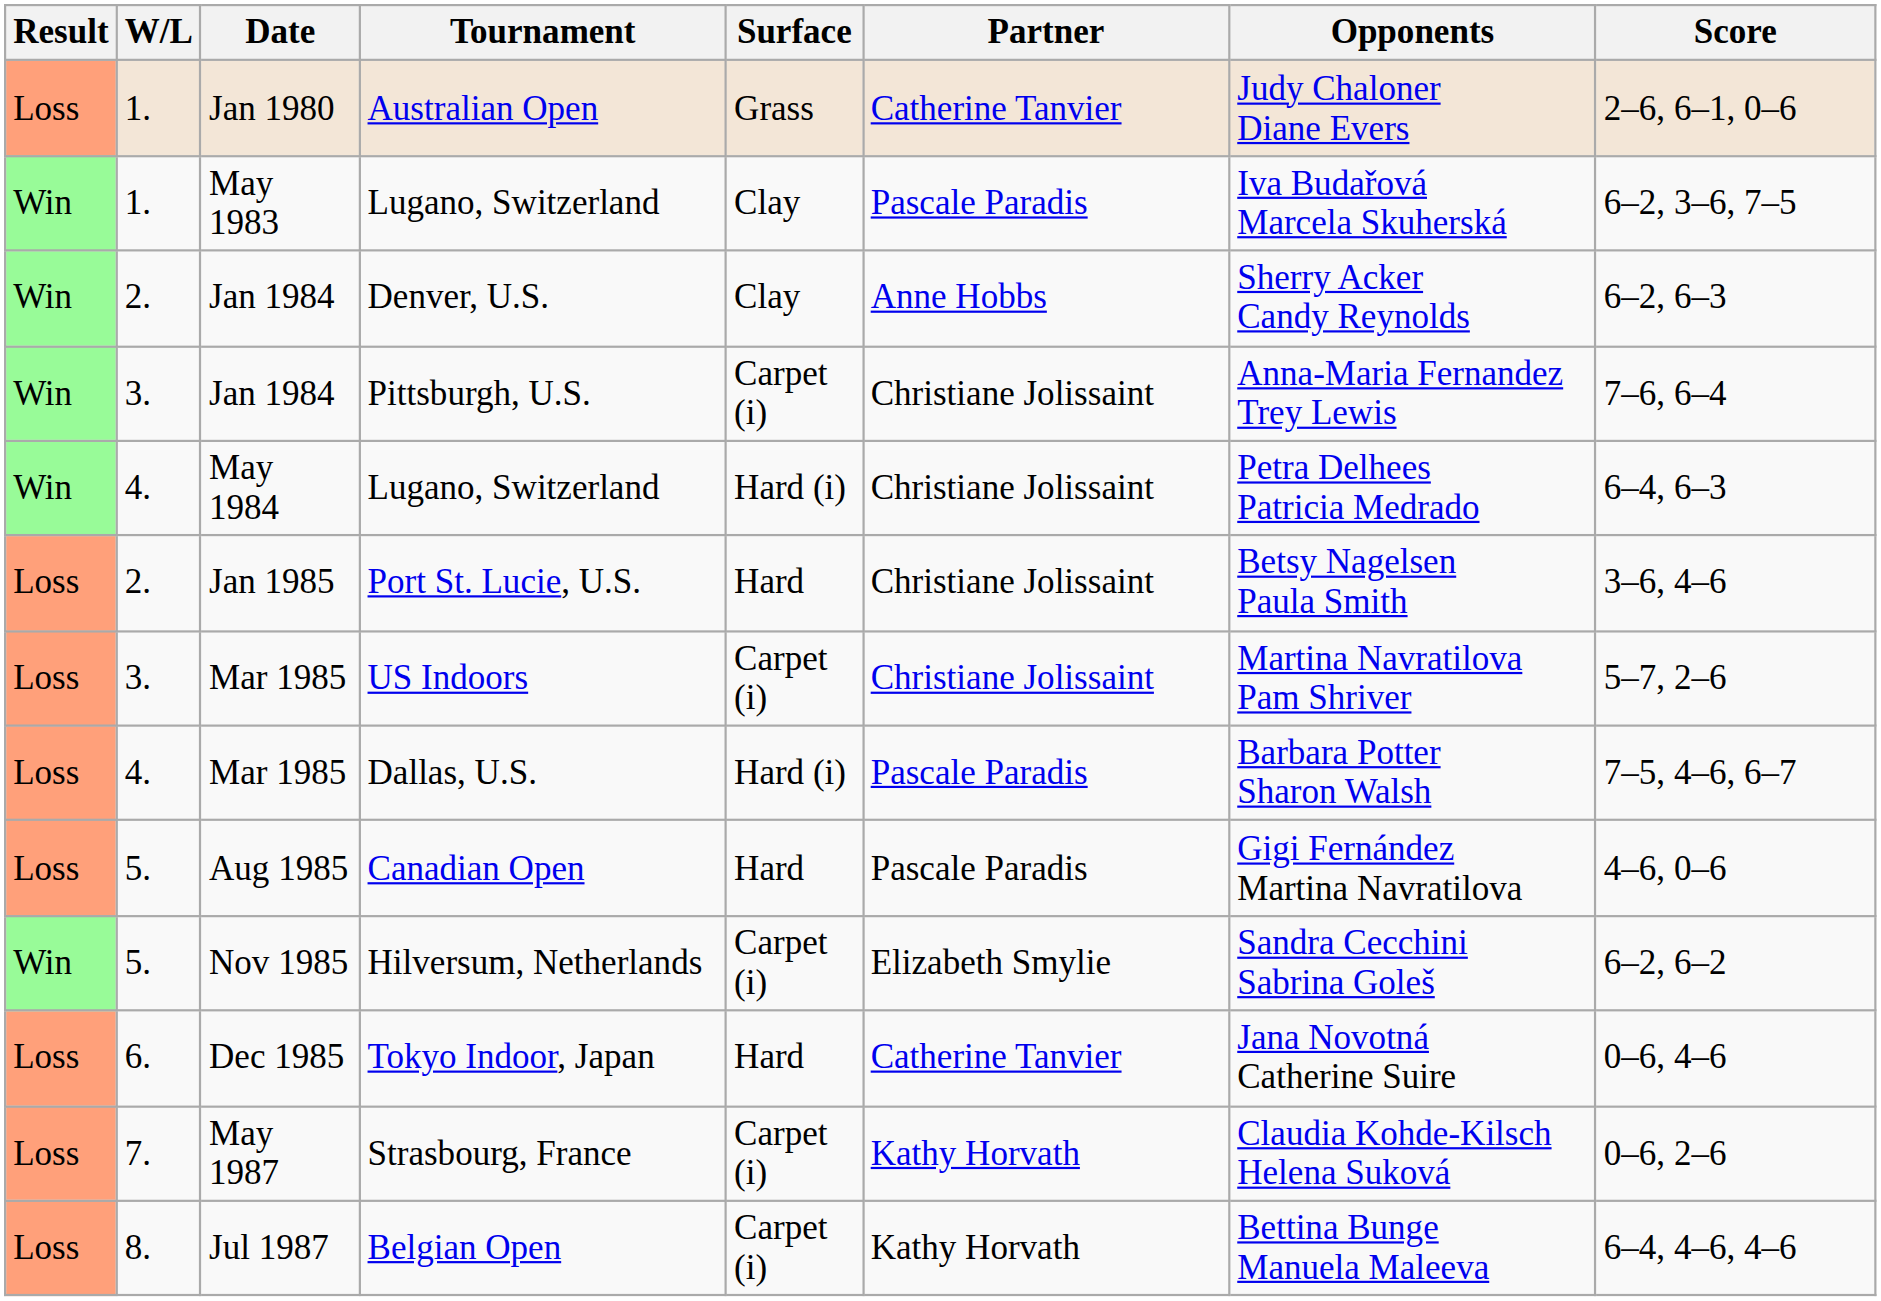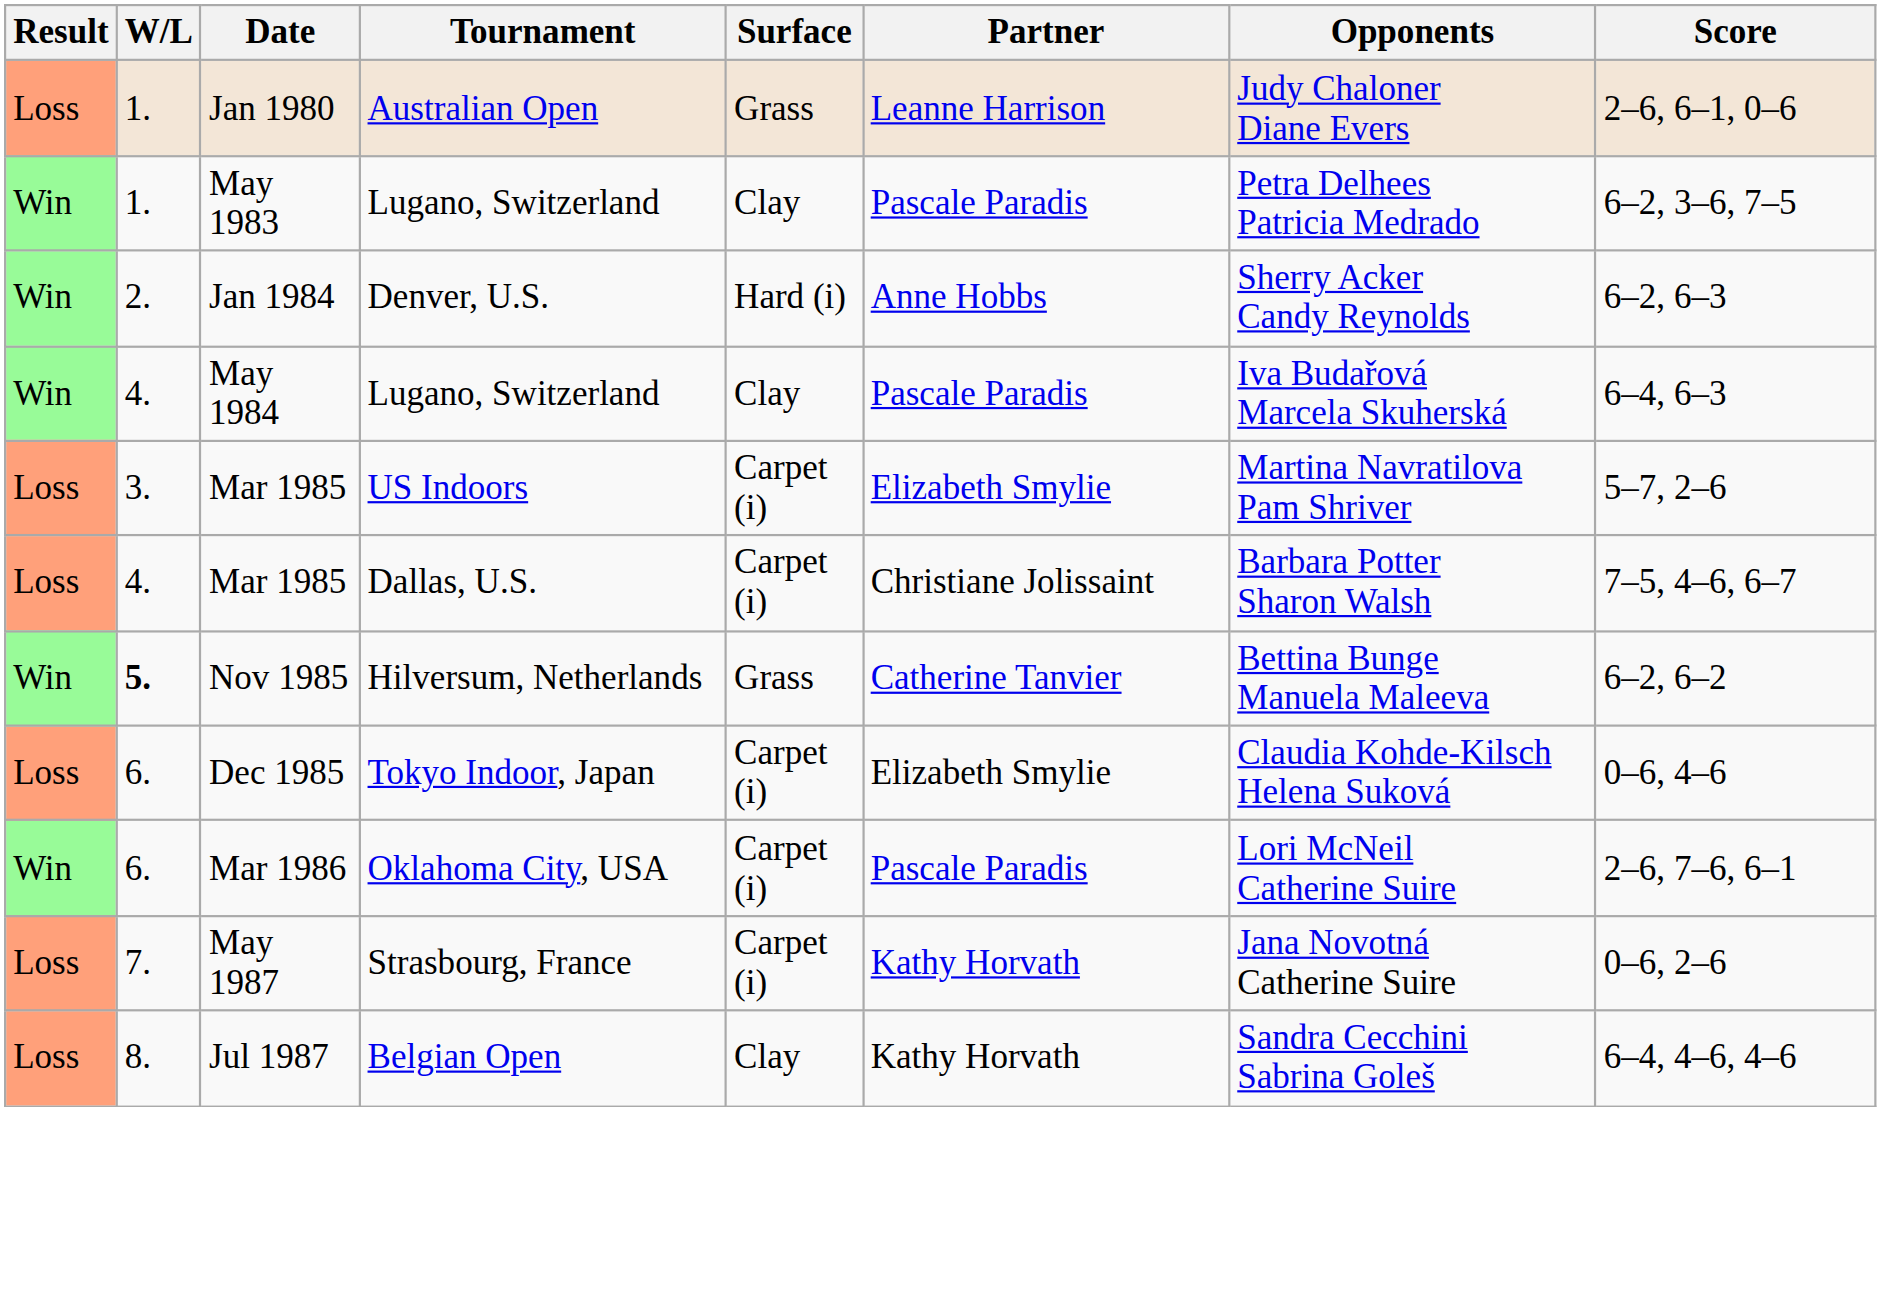(996, 107) Catherine Tanvier -> (988, 107) Leanne Harrison
(1372, 202) Iva Budařová Marcela Skuherská -> (1358, 202) Petra Delhees Patricia Medrado
(767, 297) Clay -> (790, 297) Hard (i)
- row: (272, 392)
(790, 487) Hard (i) -> (767, 392) Clay
(1012, 487) Christiane Jolissaint -> (979, 392) Pascale Paradis
(1358, 487) Petra Delhees Patricia Medrado -> (1372, 392) Iva Budařová Marcela Skuherská
- row: (272, 582)
(1012, 677) Christiane Jolissaint -> (991, 487) Elizabeth Smylie
(790, 772) Hard (i) -> (781, 582) Carpet (i)
(979, 772) Pascale Paradis -> (1012, 582) Christiane Jolissaint
- row: (279, 867)
(138, 962) normal -> (138, 677) bold
(781, 962) Carpet (i) -> (774, 677) Grass
(991, 962) Elizabeth Smylie -> (996, 677) Catherine Tanvier
(1353, 962) Sandra Cecchini Sabrina Goleš -> (1363, 677) Bettina Bunge Manuela Maleeva
(769, 1057) Hard -> (781, 772) Carpet (i)
(996, 1057) Catherine Tanvier -> (991, 772) Elizabeth Smylie
(1347, 1057) Jana Novotná Catherine Suire -> (1394, 772) Claudia Kohde-Kilsch Helena Suková
+ row: (278, 867)
(1394, 1152) Claudia Kohde-Kilsch Helena Suková -> (1347, 962) Jana Novotná Catherine Suire
(781, 1247) Carpet (i) -> (767, 1057) Clay
(1363, 1247) Bettina Bunge Manuela Maleeva -> (1353, 1057) Sandra Cecchini Sabrina Goleš
